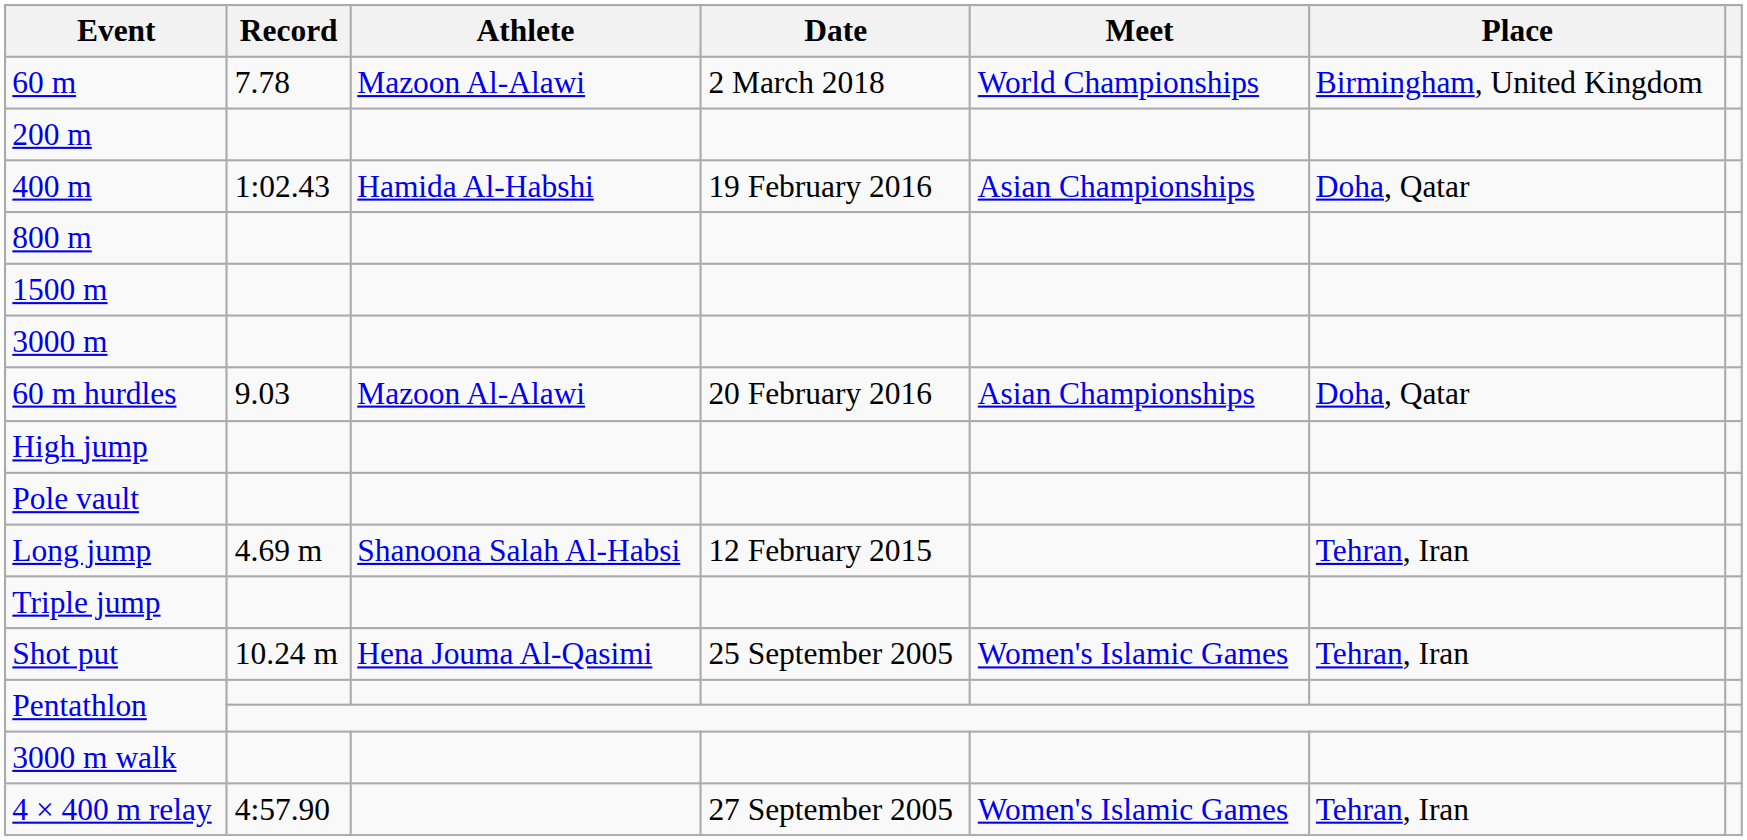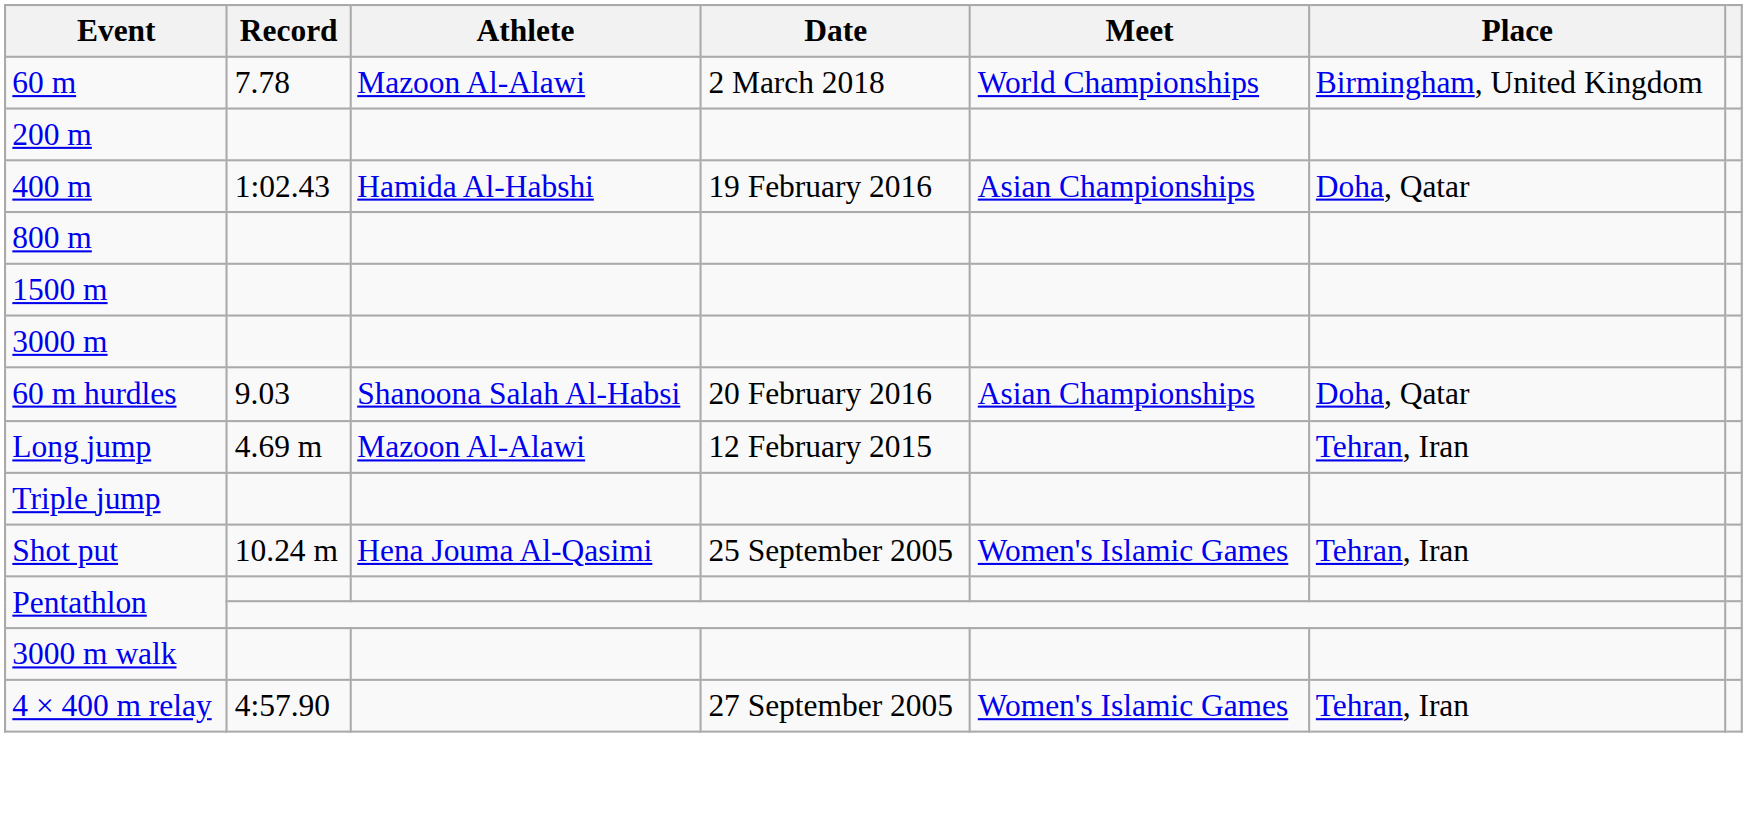(471, 393) Mazoon Al-Alawi -> (519, 393) Shanoona Salah Al-Habsi
- row: (80, 445)
- row: (76, 497)
(519, 549) Shanoona Salah Al-Habsi -> (471, 445) Mazoon Al-Alawi
